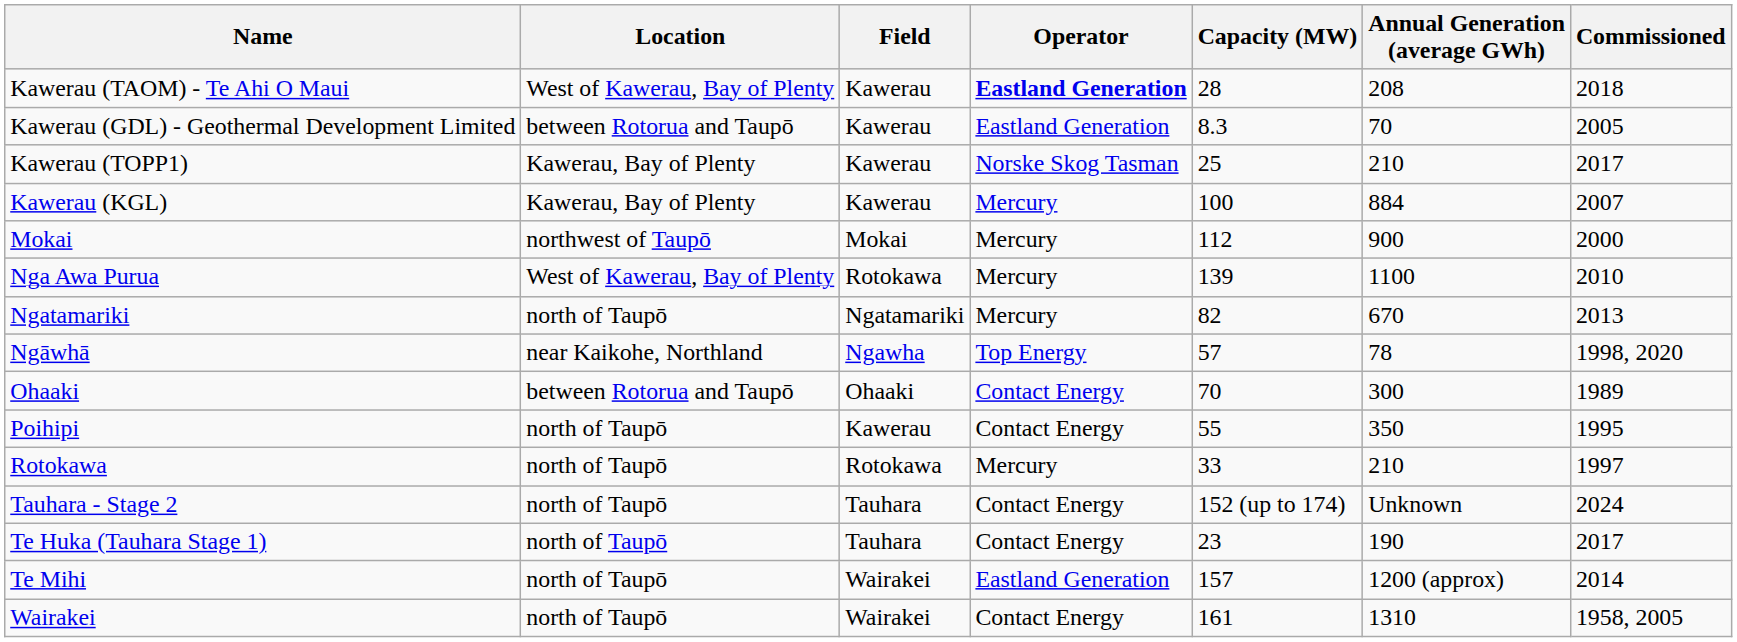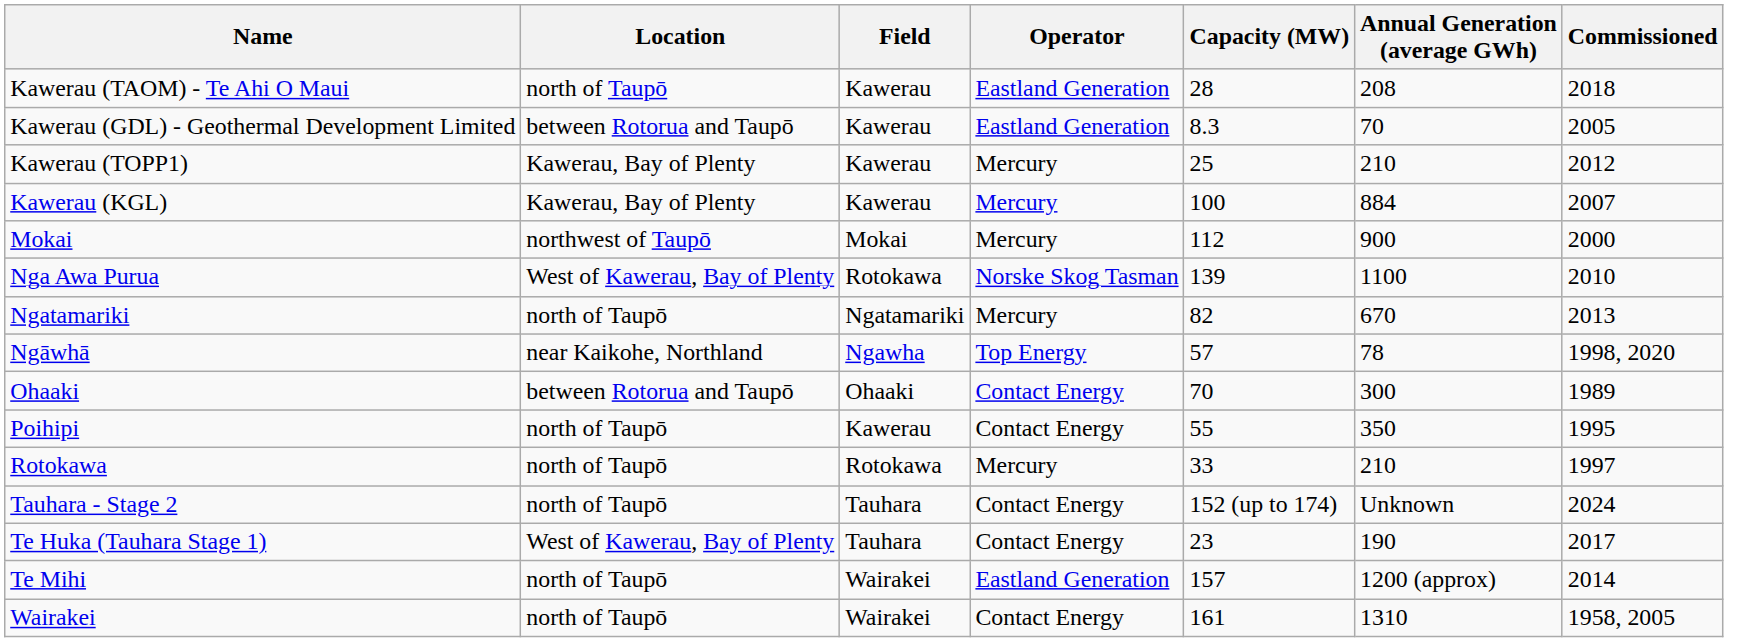(680, 88) West of Kawerau, Bay of Plenty -> (597, 88) north of Taupō
(1081, 88) bold -> (1072, 88) normal
(1077, 163) Norske Skog Tasman -> (1016, 163) Mercury
(1600, 163) 2017 -> (1592, 163) 2012
(1016, 277) Mercury -> (1077, 277) Norske Skog Tasman
(597, 541) north of Taupō -> (680, 541) West of Kawerau, Bay of Plenty
